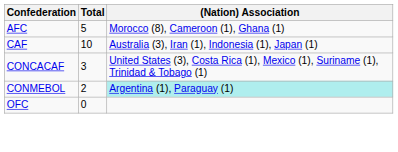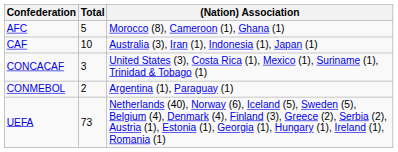(171, 89) paleturquoise background -> (171, 89) no background
- row: (17, 105)
+ row: (20, 122)
